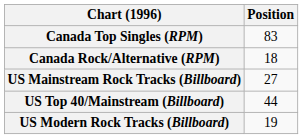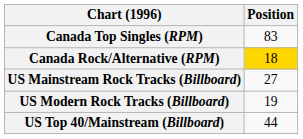(271, 58) no background -> (271, 58) gold background
rows swapped: (124, 123) <-> (124, 101)
